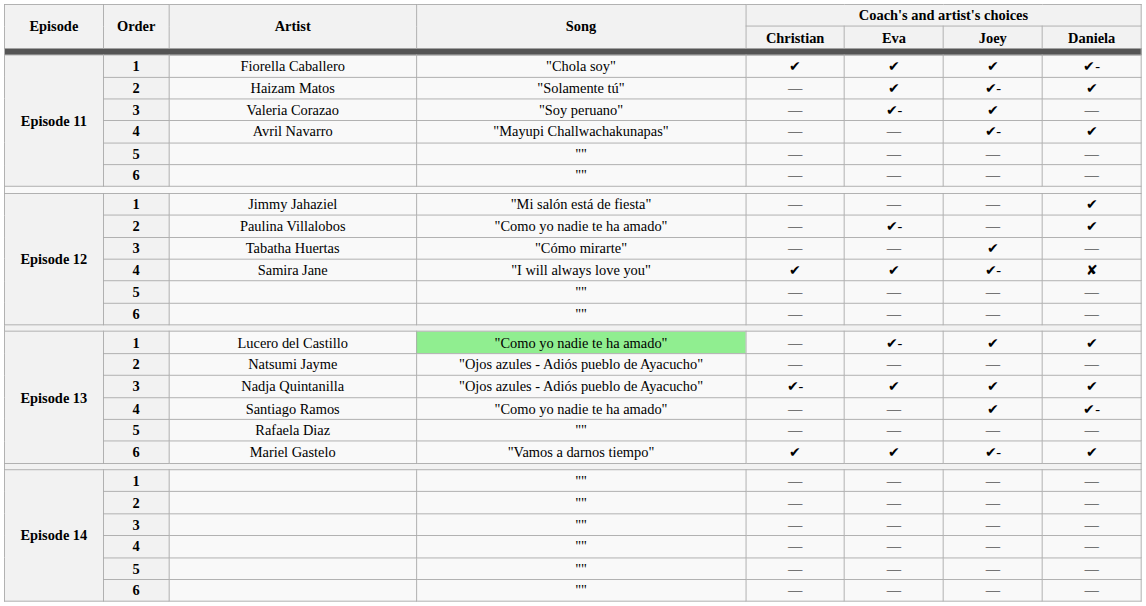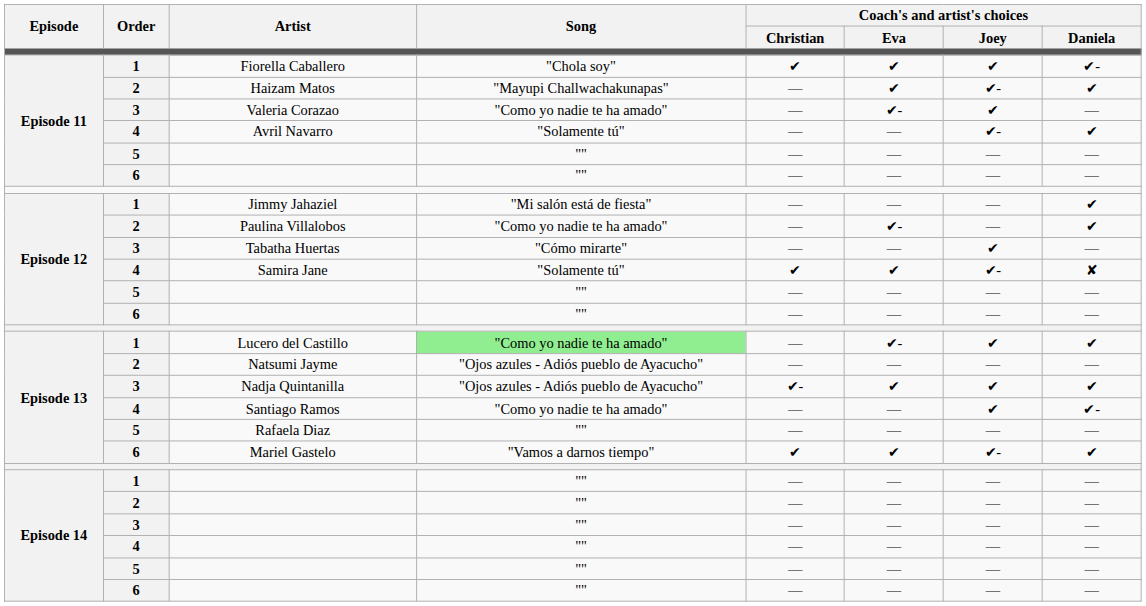(581, 88) "Solamente tú" -> (581, 88) "Mayupi Challwachakunapas"
(581, 110) "Soy peruano" -> (581, 110) "Como yo nadie te ha amado"
(581, 132) "Mayupi Challwachakunapas" -> (581, 132) "Solamente tú"
(581, 270) "I will always love you" -> (581, 270) "Solamente tú"
